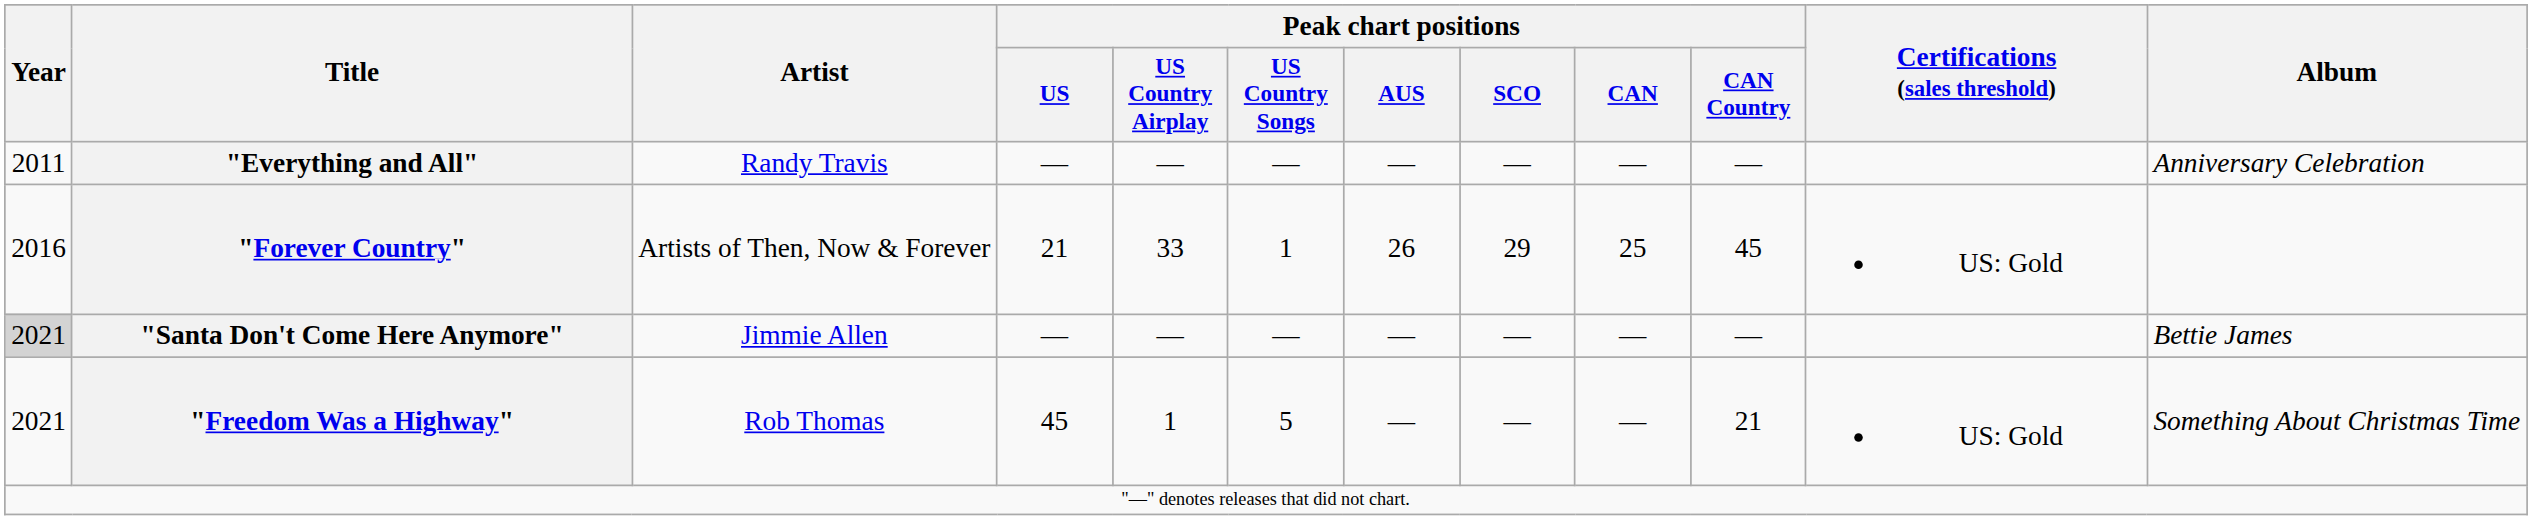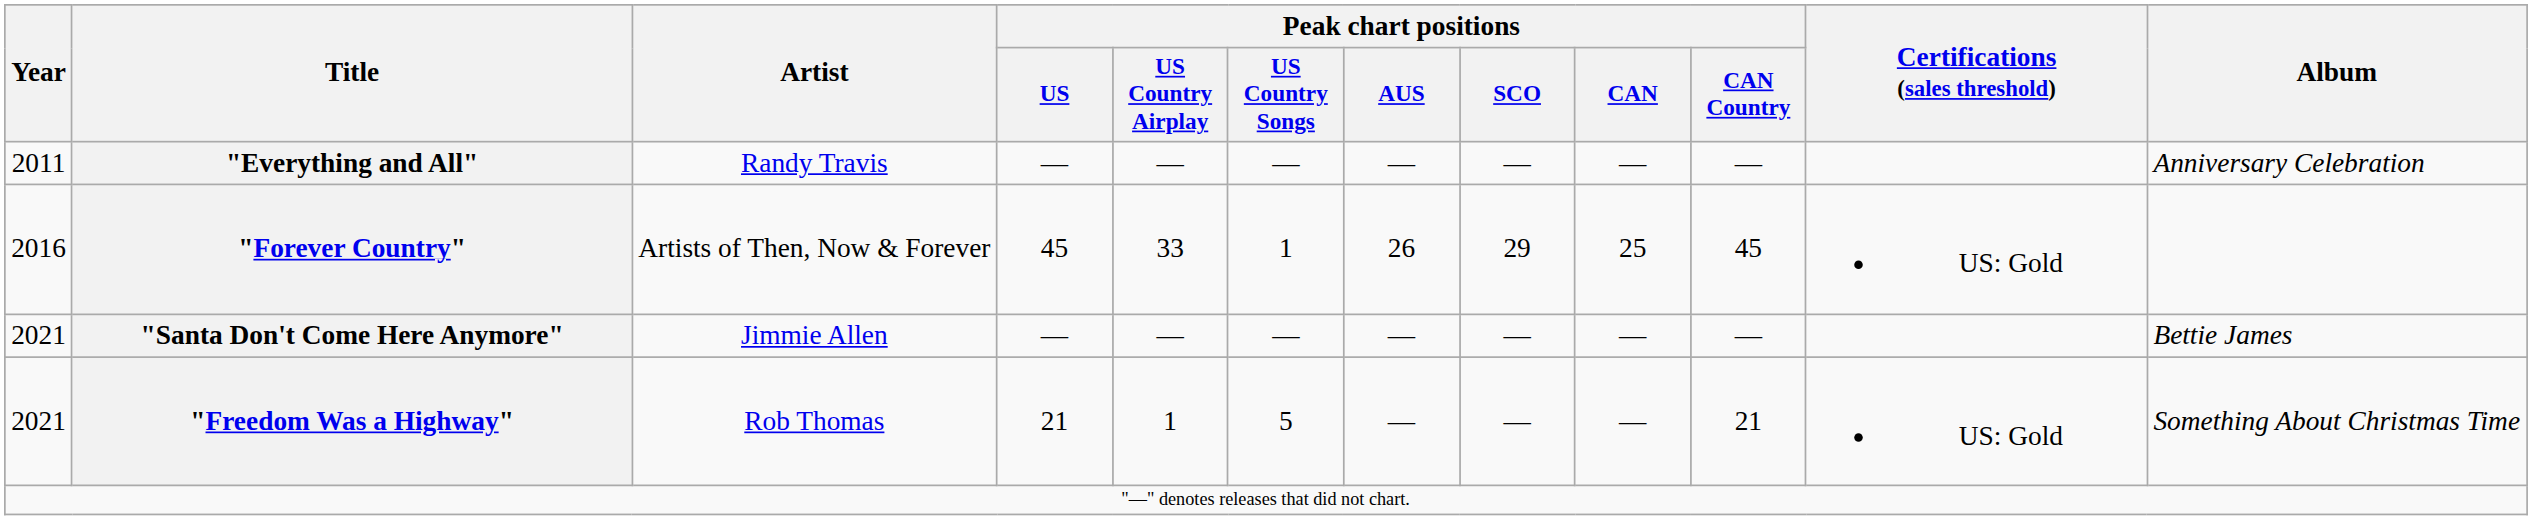(1055, 248) 21 -> (1055, 248) 45
(39, 334) lightgrey background -> (39, 334) no background
(1055, 421) 45 -> (1055, 421) 21
